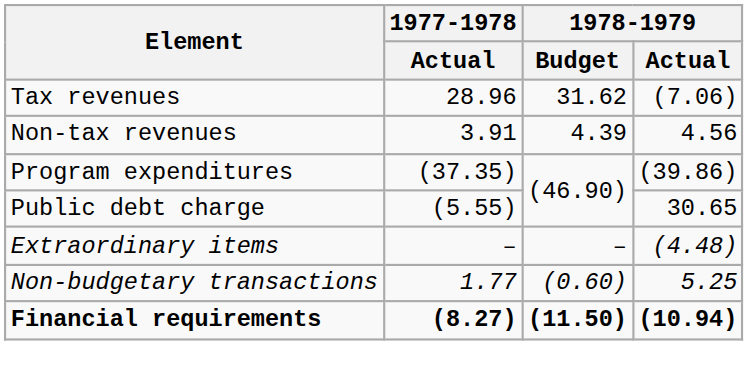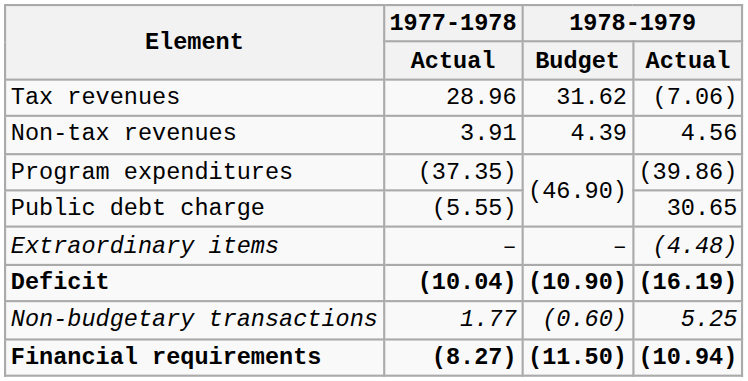+ row: (60, 283)
